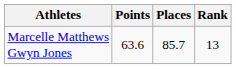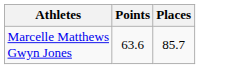- column: (213, 15)
